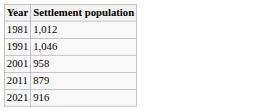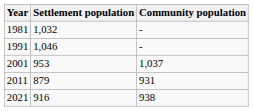+ column: (193, 13)
(45, 30) 1,012 -> (45, 30) 1,032
(41, 64) 958 -> (41, 64) 953
